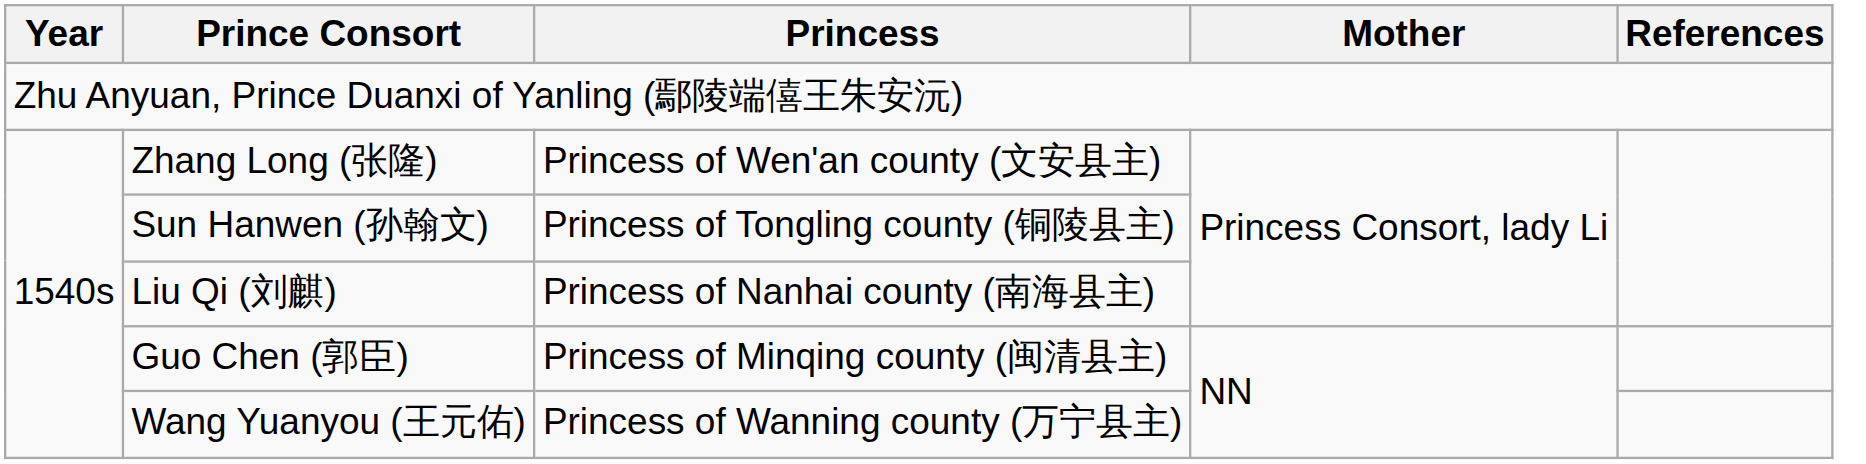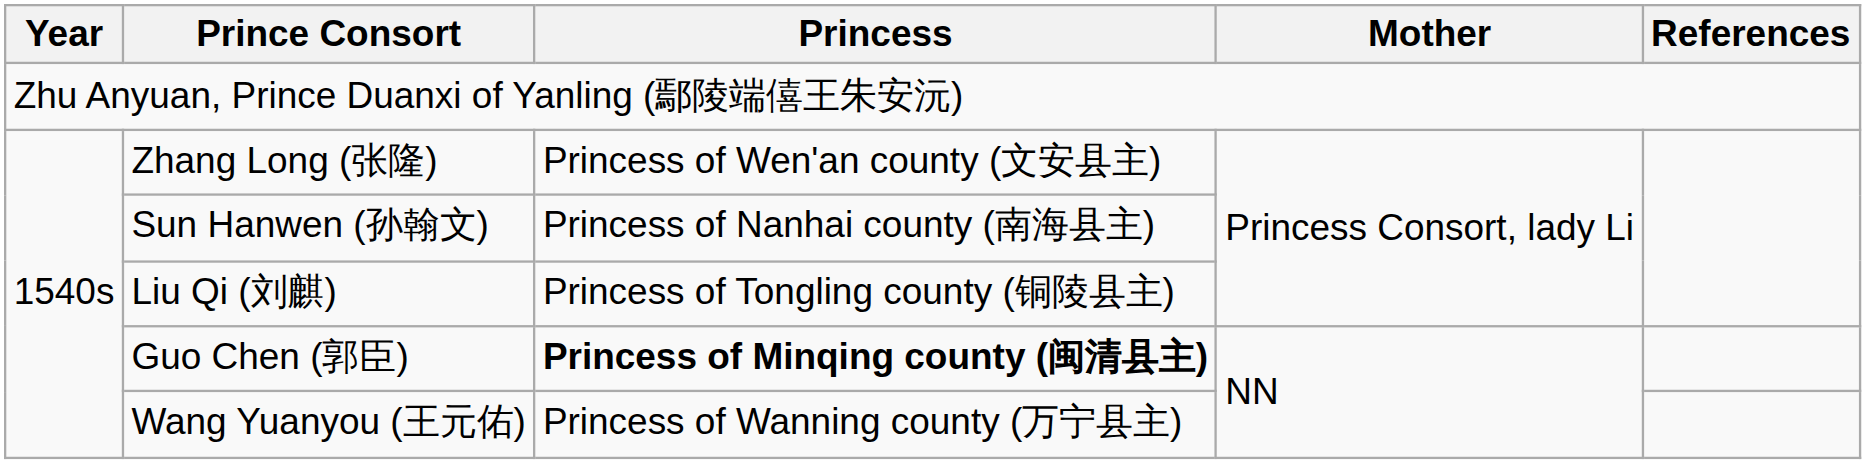(859, 225) Princess of Tongling county (铜陵县主) -> (849, 225) Princess of Nanhai county (南海县主)
(849, 291) Princess of Nanhai county (南海县主) -> (859, 291) Princess of Tongling county (铜陵县主)
(855, 356) normal -> (876, 356) bold
